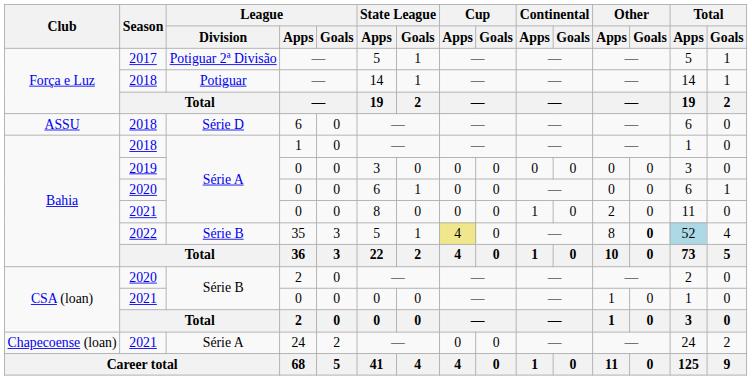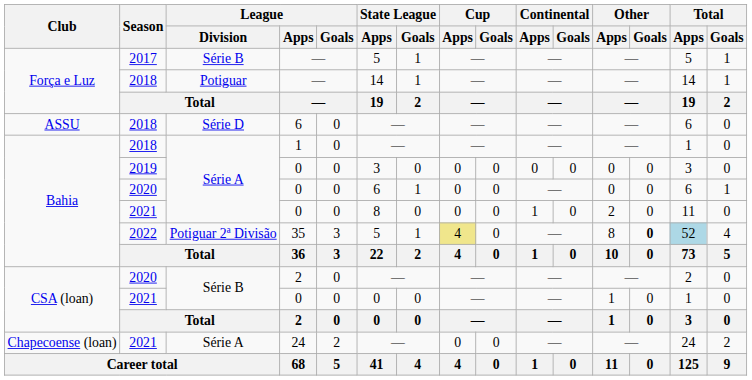(223, 59) Potiguar 2ª Divisão -> (223, 59) Série B
(223, 233) Série B -> (223, 233) Potiguar 2ª Divisão
